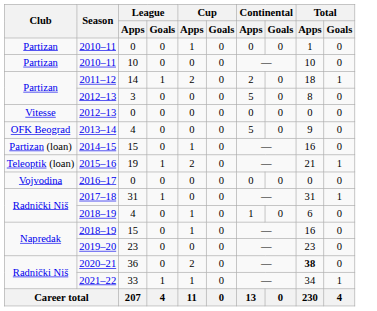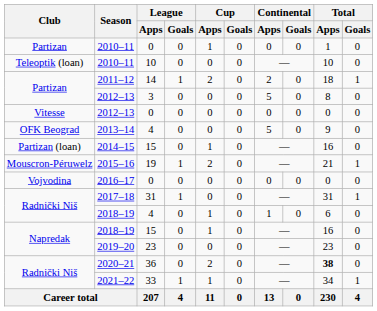(41, 63) Partizan -> (50, 63) Teleoptik (loan)
(41, 163) Teleoptik (loan) -> (50, 163) Mouscron-Péruwelz
